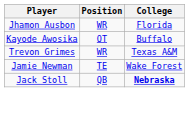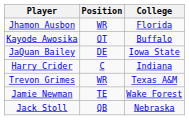+ row: (42, 53)
+ row: (42, 66)
(154, 80) bold -> (154, 108) normal
